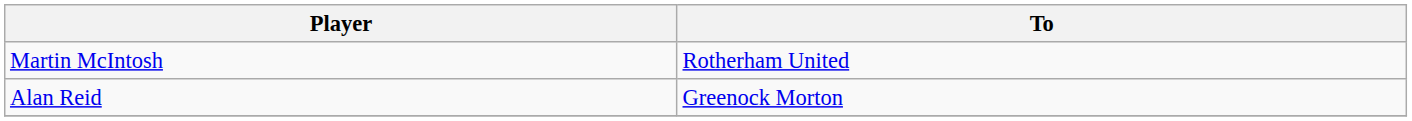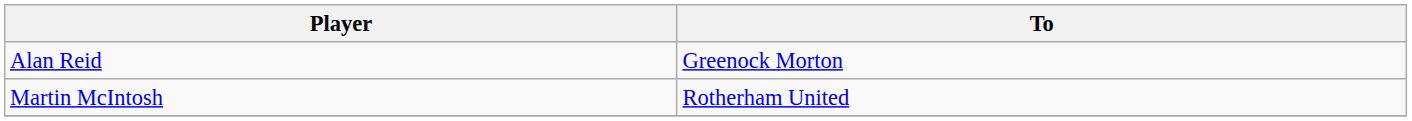rows swapped: (56, 97) <-> (86, 60)
